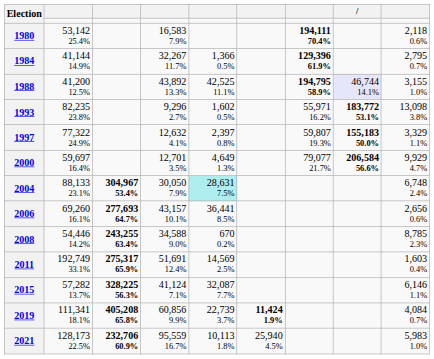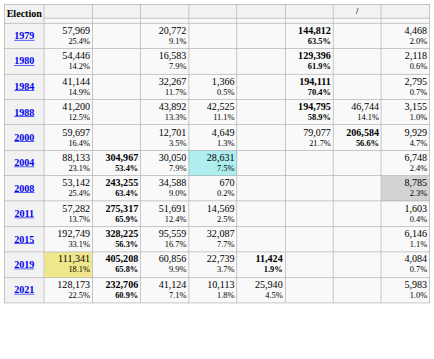+ row: (24, 36)
(76, 35) 53,142 25.4% -> (76, 61) 54,446 14.2%
(315, 35) 194,111 70.4% -> (314, 61) 129,396 61.9%
(314, 61) 129,396 61.9% -> (315, 86) 194,111 70.4%
(365, 86) lavender background -> (365, 111) no background
- row: (24, 112)
- row: (24, 137)
- row: (24, 214)
(76, 239) 54,446 14.2% -> (76, 188) 53,142 25.4%
(416, 239) no background -> (416, 188) lightgrey background
(74, 264) 192,749 33.1% -> (76, 213) 57,282 13.7%
(76, 290) 57,282 13.7% -> (74, 239) 192,749 33.1%
(173, 290) 41,124 7.1% -> (173, 239) 95,559 16.7%
(74, 315) no background -> (74, 264) khaki background
(173, 340) 95,559 16.7% -> (173, 290) 41,124 7.1%
